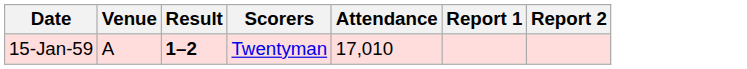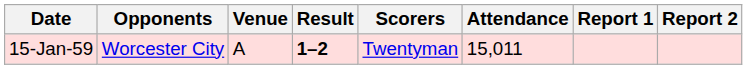+ column: (163, 19)
(364, 49) 17,010 -> (495, 49) 15,011
